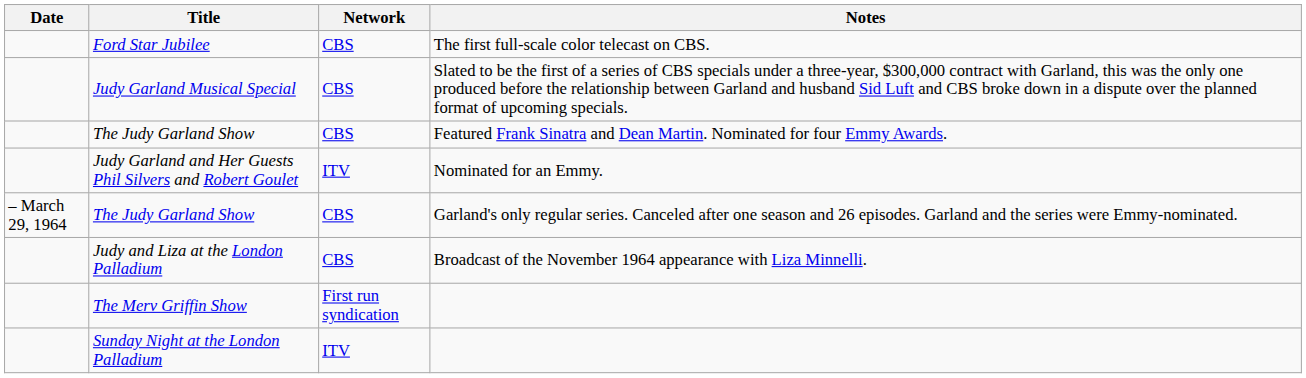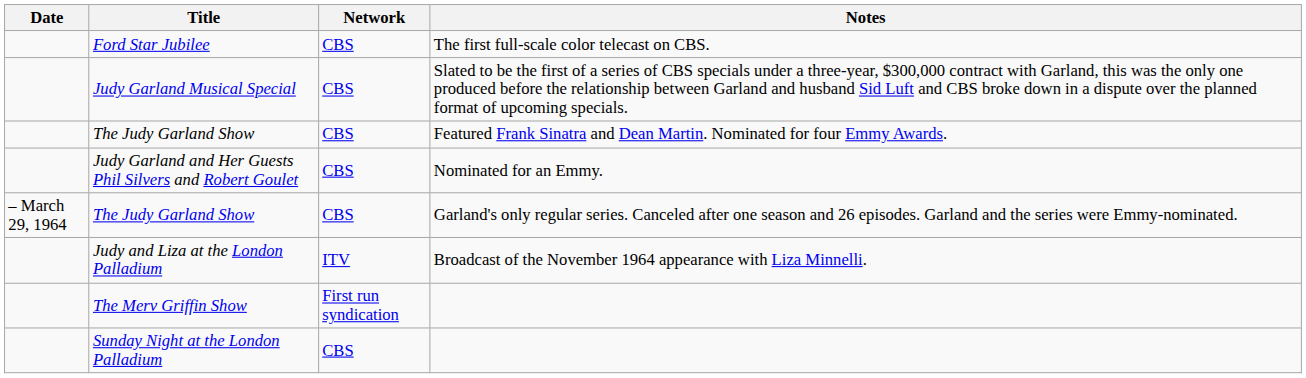(336, 170) ITV -> (338, 170) CBS
(338, 260) CBS -> (336, 260) ITV
(336, 350) ITV -> (338, 350) CBS
